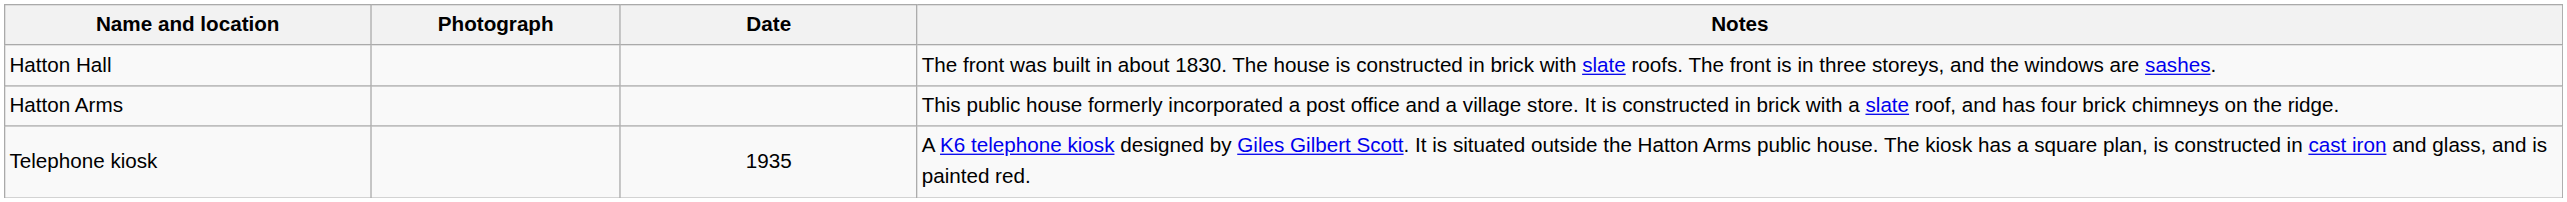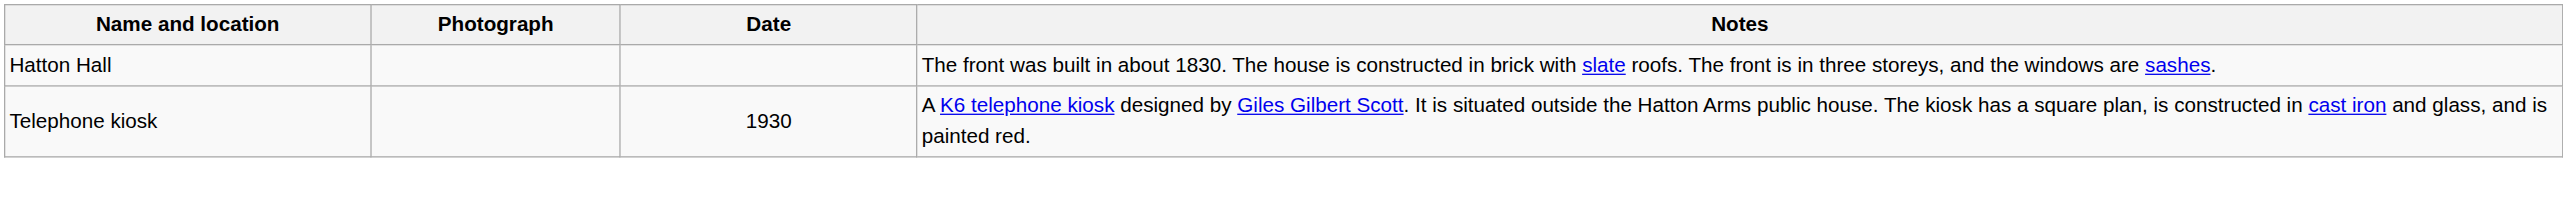- row: (66, 105)
(769, 161) 1935 -> (769, 121) 1930
